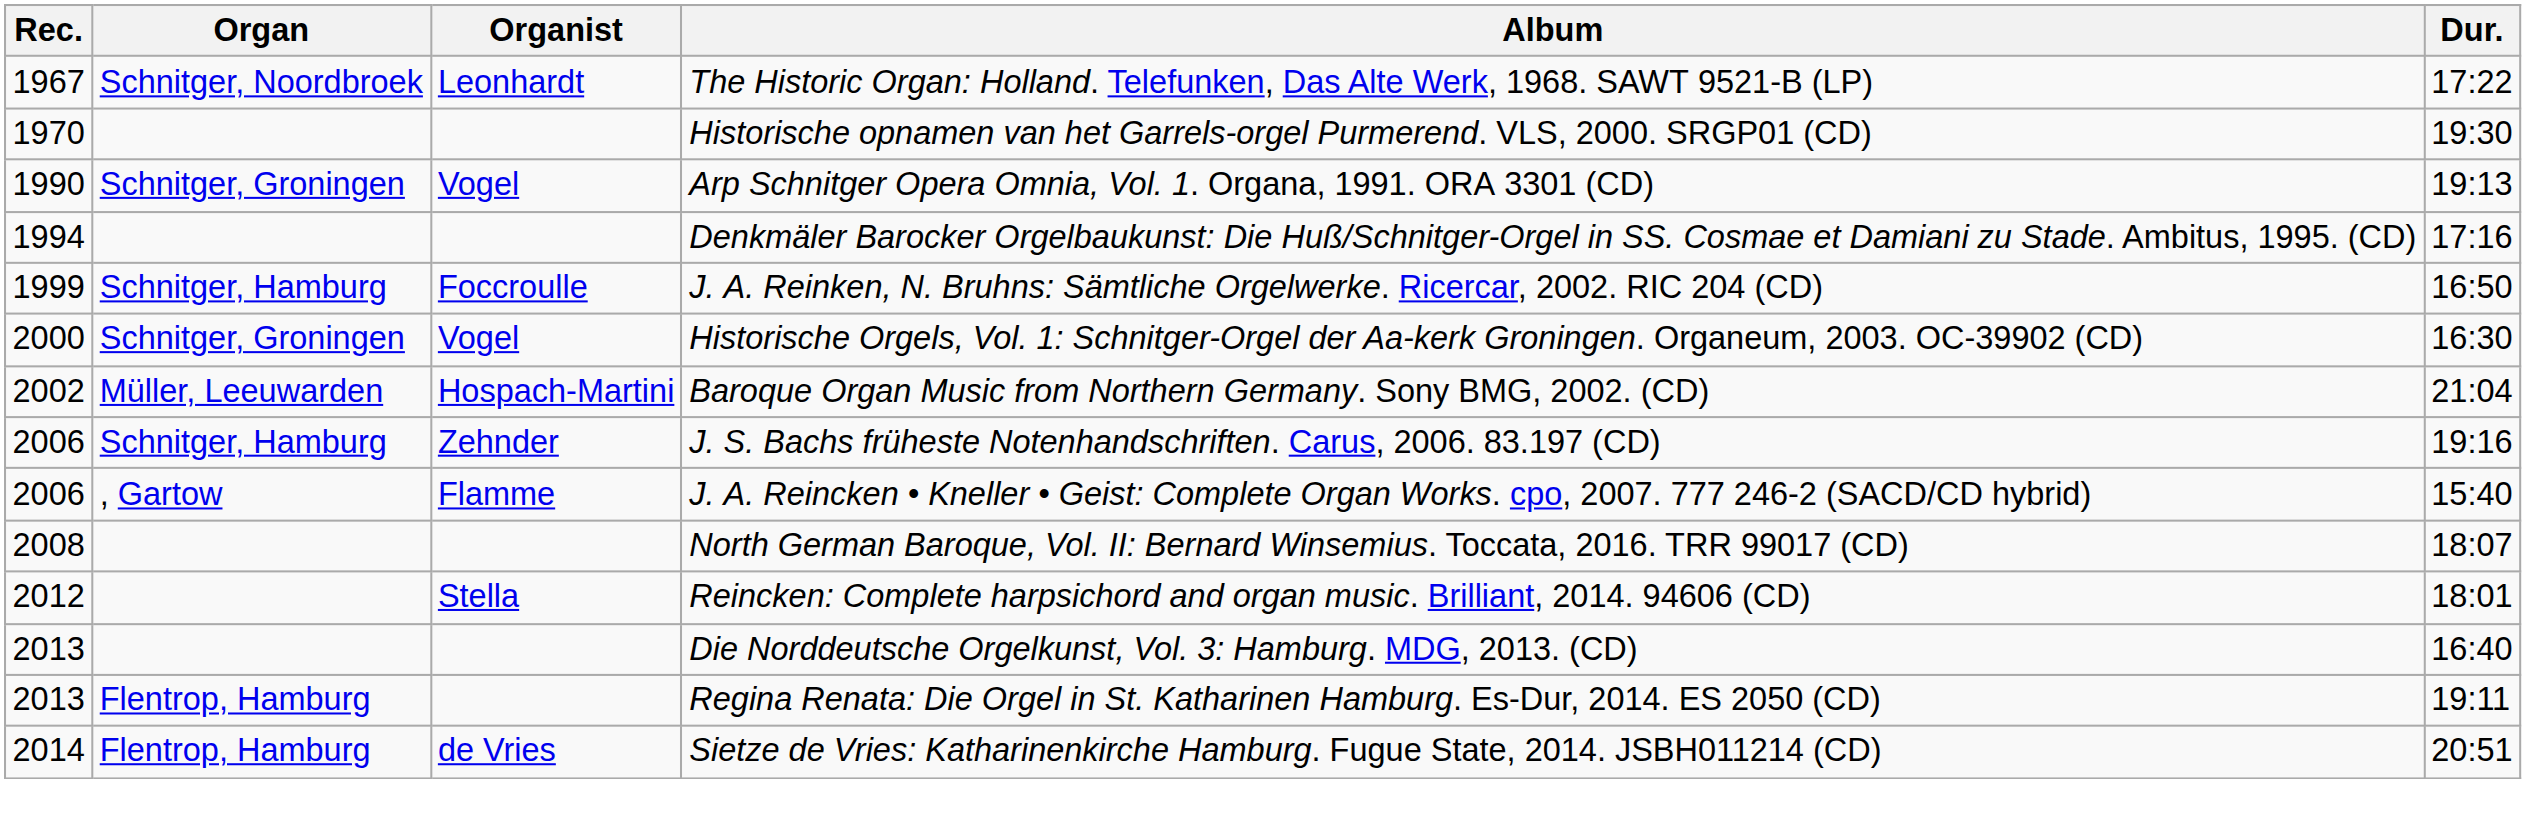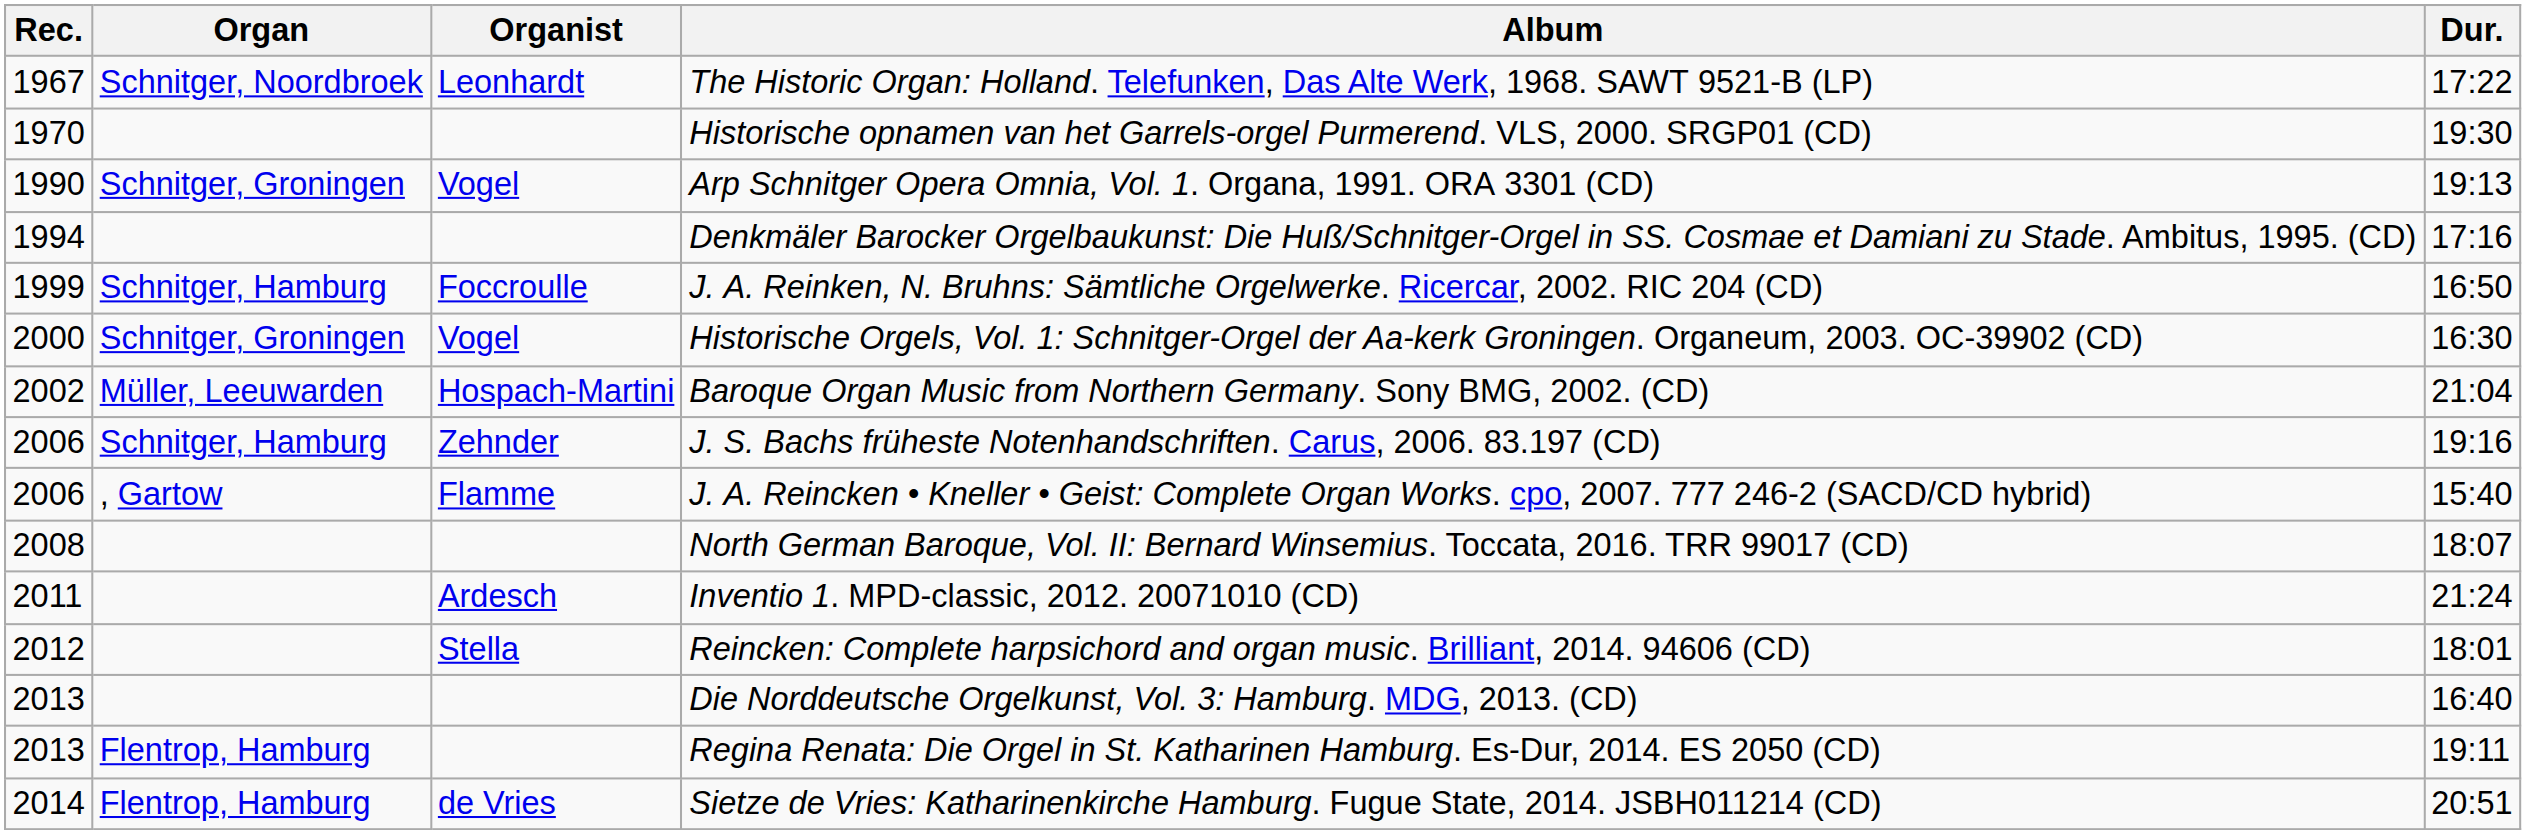+ row: (1024, 596)
